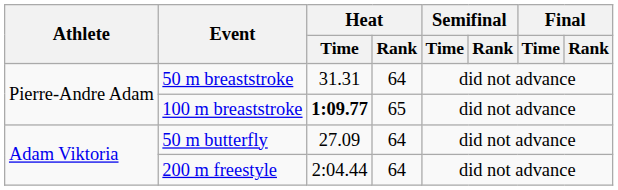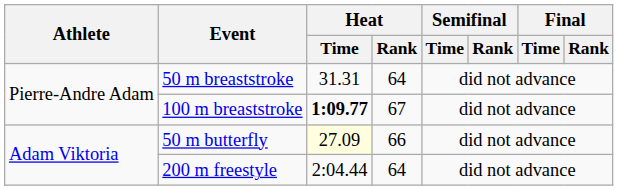(397, 109) 65 -> (397, 109) 67
(340, 140) no background -> (340, 140) lightyellow background
(397, 140) 64 -> (397, 140) 66
